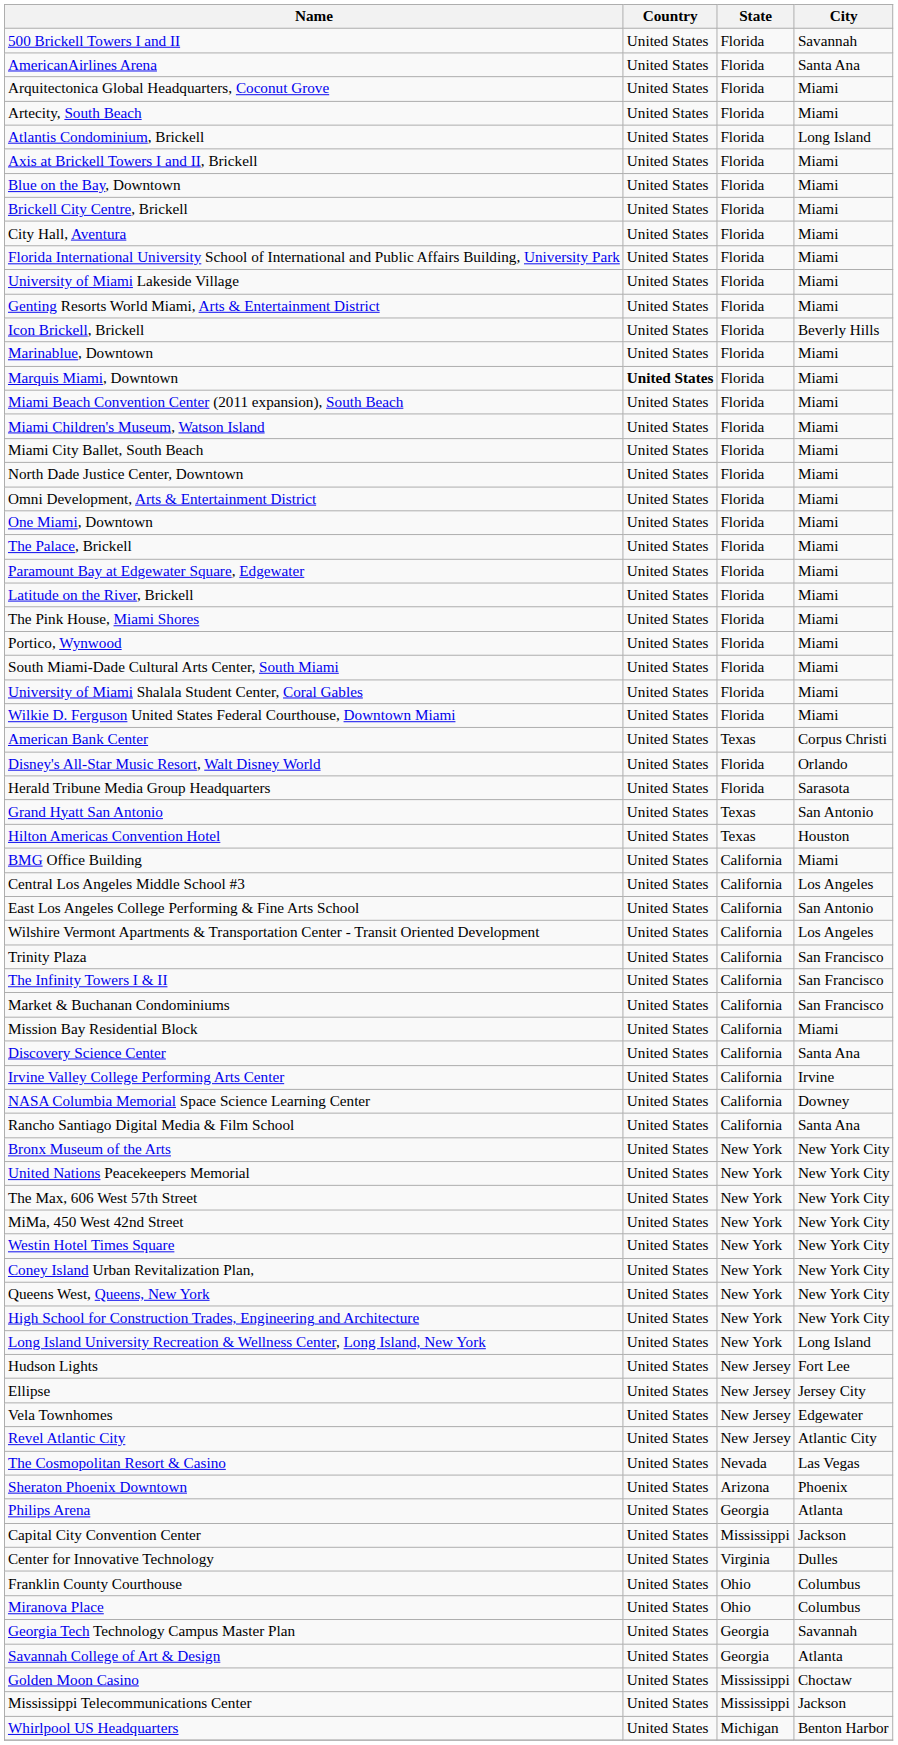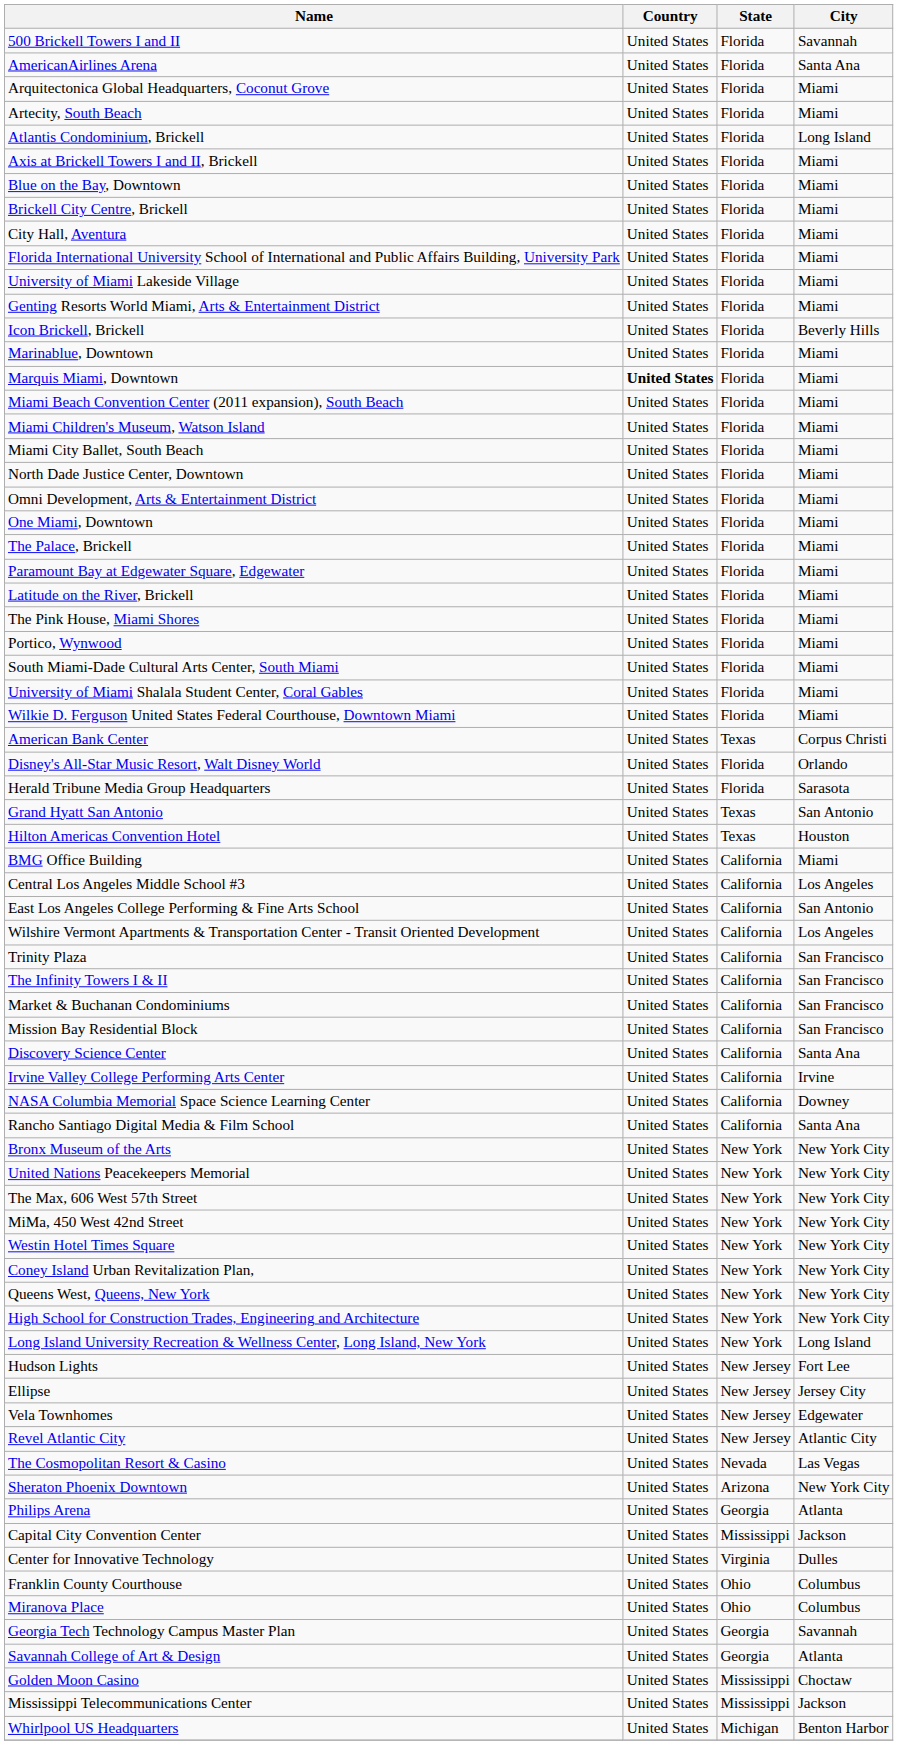(818, 1029) Miami -> (841, 1029) San Francisco
(823, 1487) Phoenix -> (844, 1487) New York City
